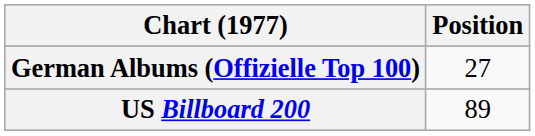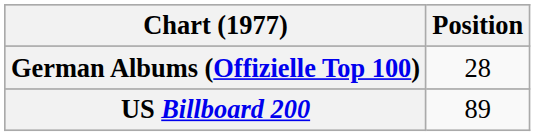(478, 67) 27 -> (478, 67) 28
